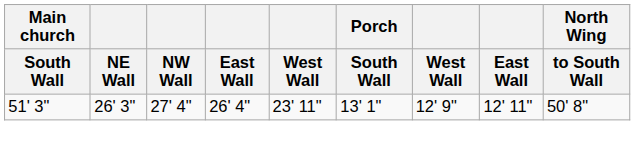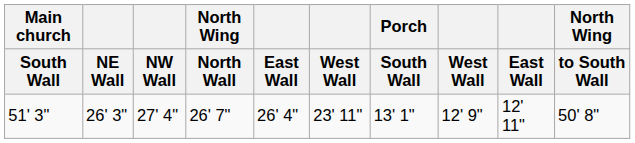+ column: (219, 71)
